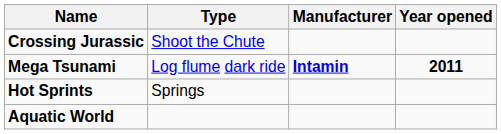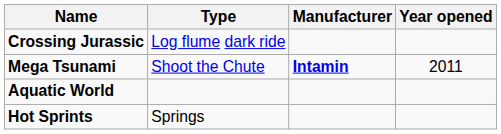(208, 41) Shoot the Chute -> (218, 41) Log flume dark ride
(218, 66) Log flume dark ride -> (208, 66) Shoot the Chute
(446, 66) bold -> (446, 66) normal
rows swapped: (50, 91) <-> (61, 116)
